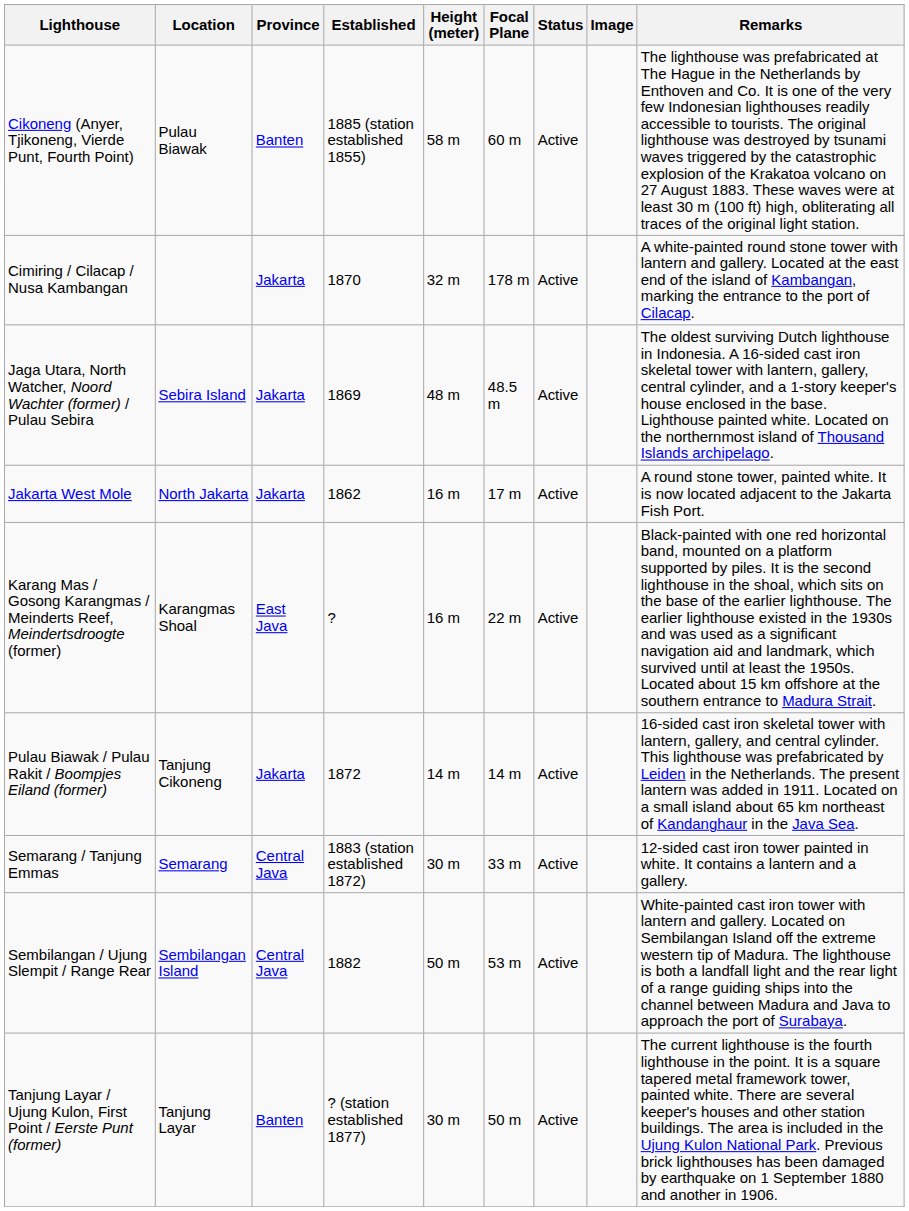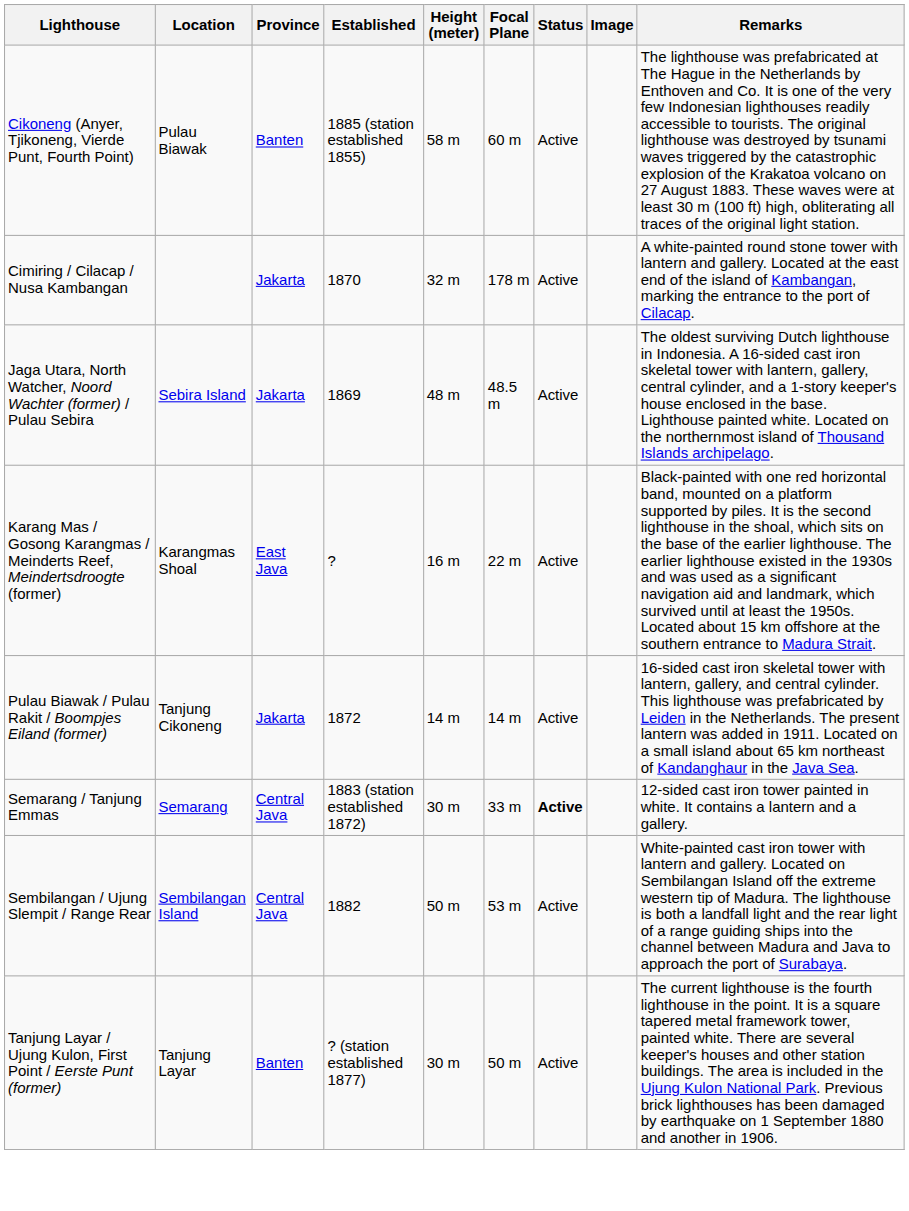- row: (70, 494)
(558, 865) normal -> (560, 808) bold
